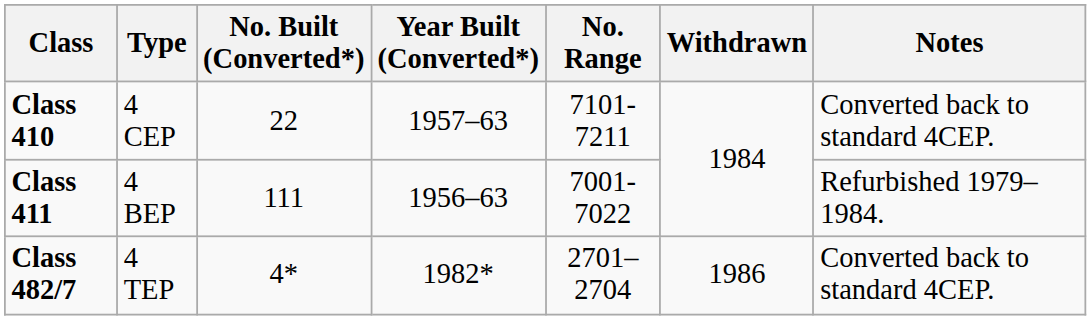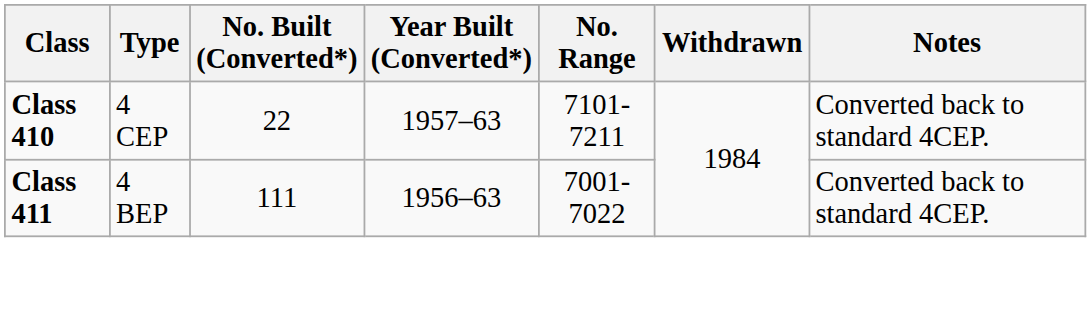(929, 197) Refurbished 1979–1984. -> (920, 197) Converted back to standard 4CEP.
- row: (44, 274)
